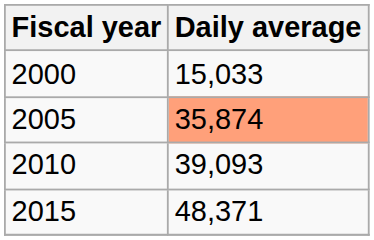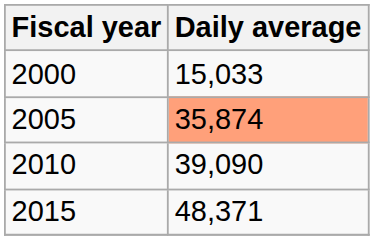(219, 165) 39,093 -> (219, 165) 39,090
